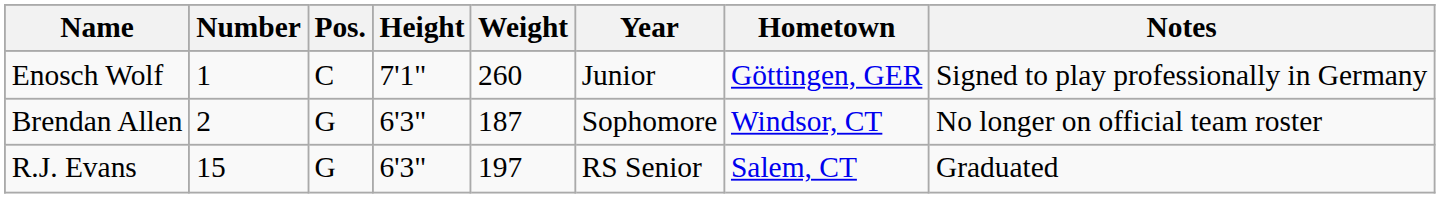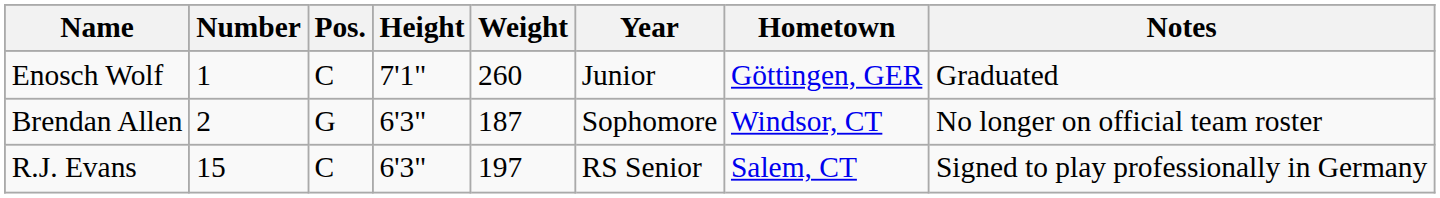(1182, 74) Signed to play professionally in Germany -> (997, 74) Graduated
(325, 167) G -> (324, 167) C
(997, 167) Graduated -> (1182, 167) Signed to play professionally in Germany
